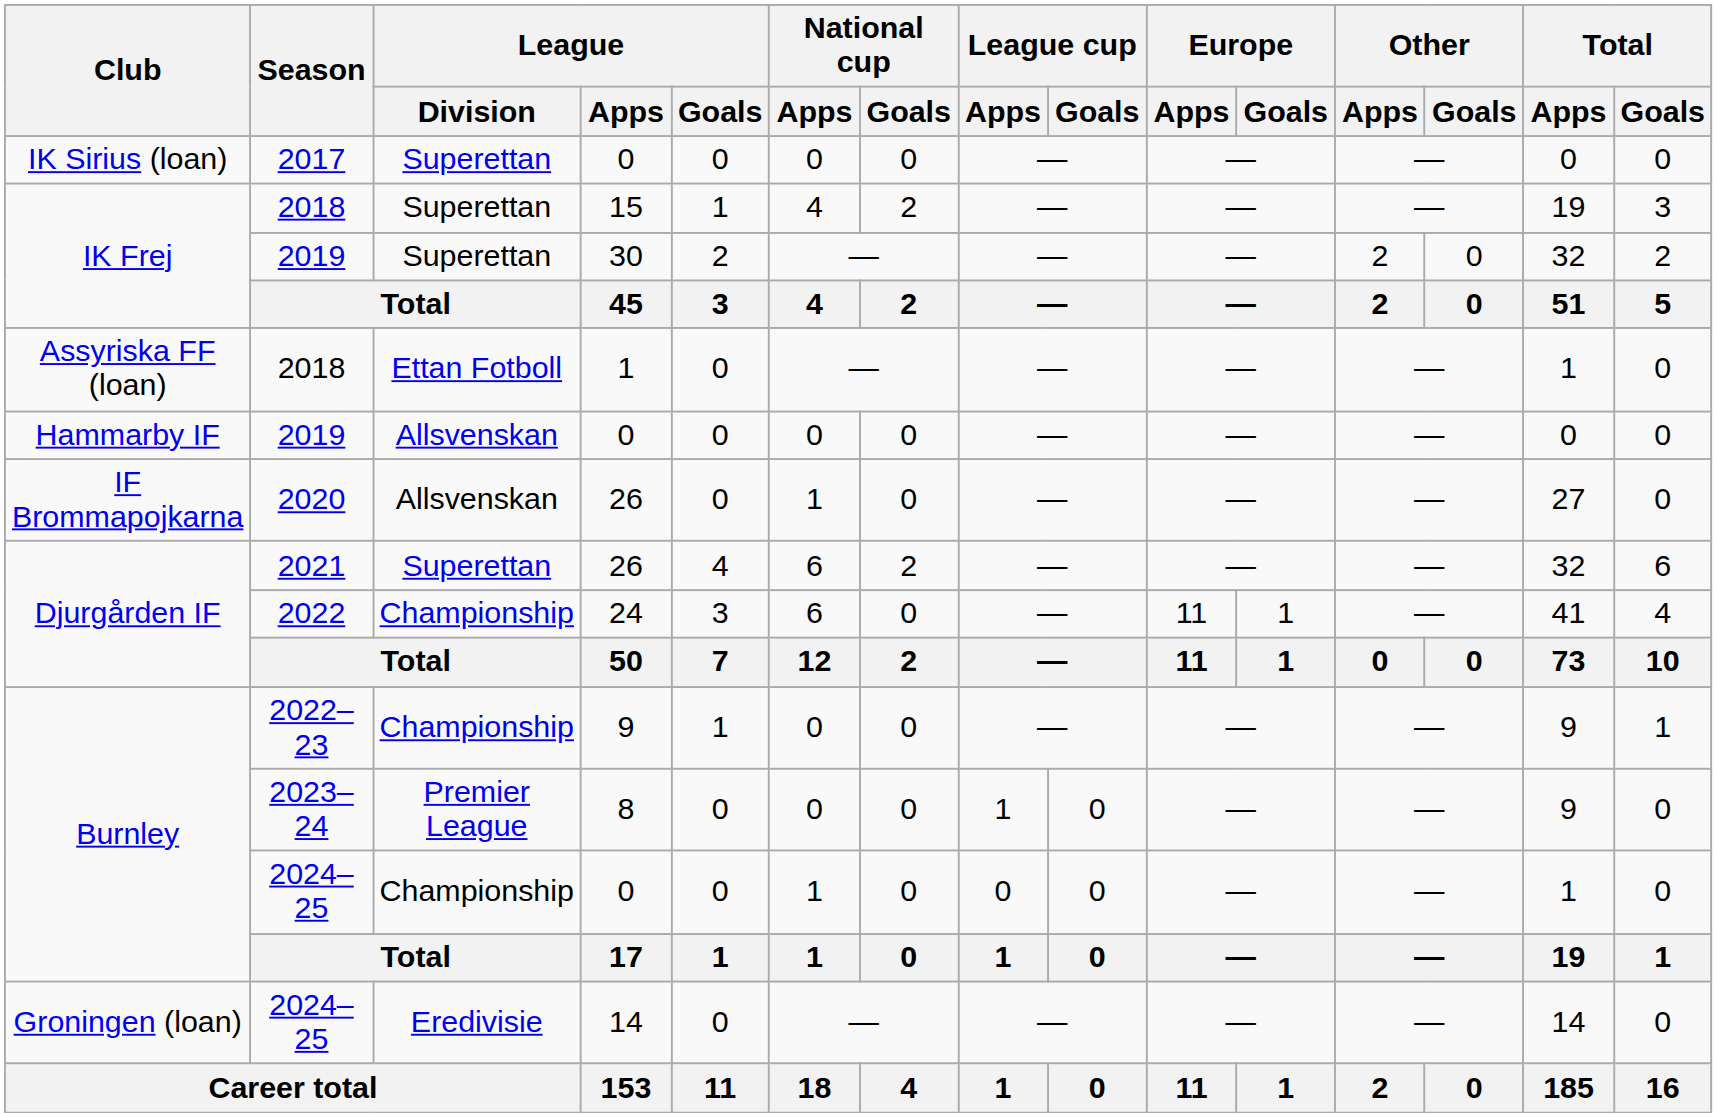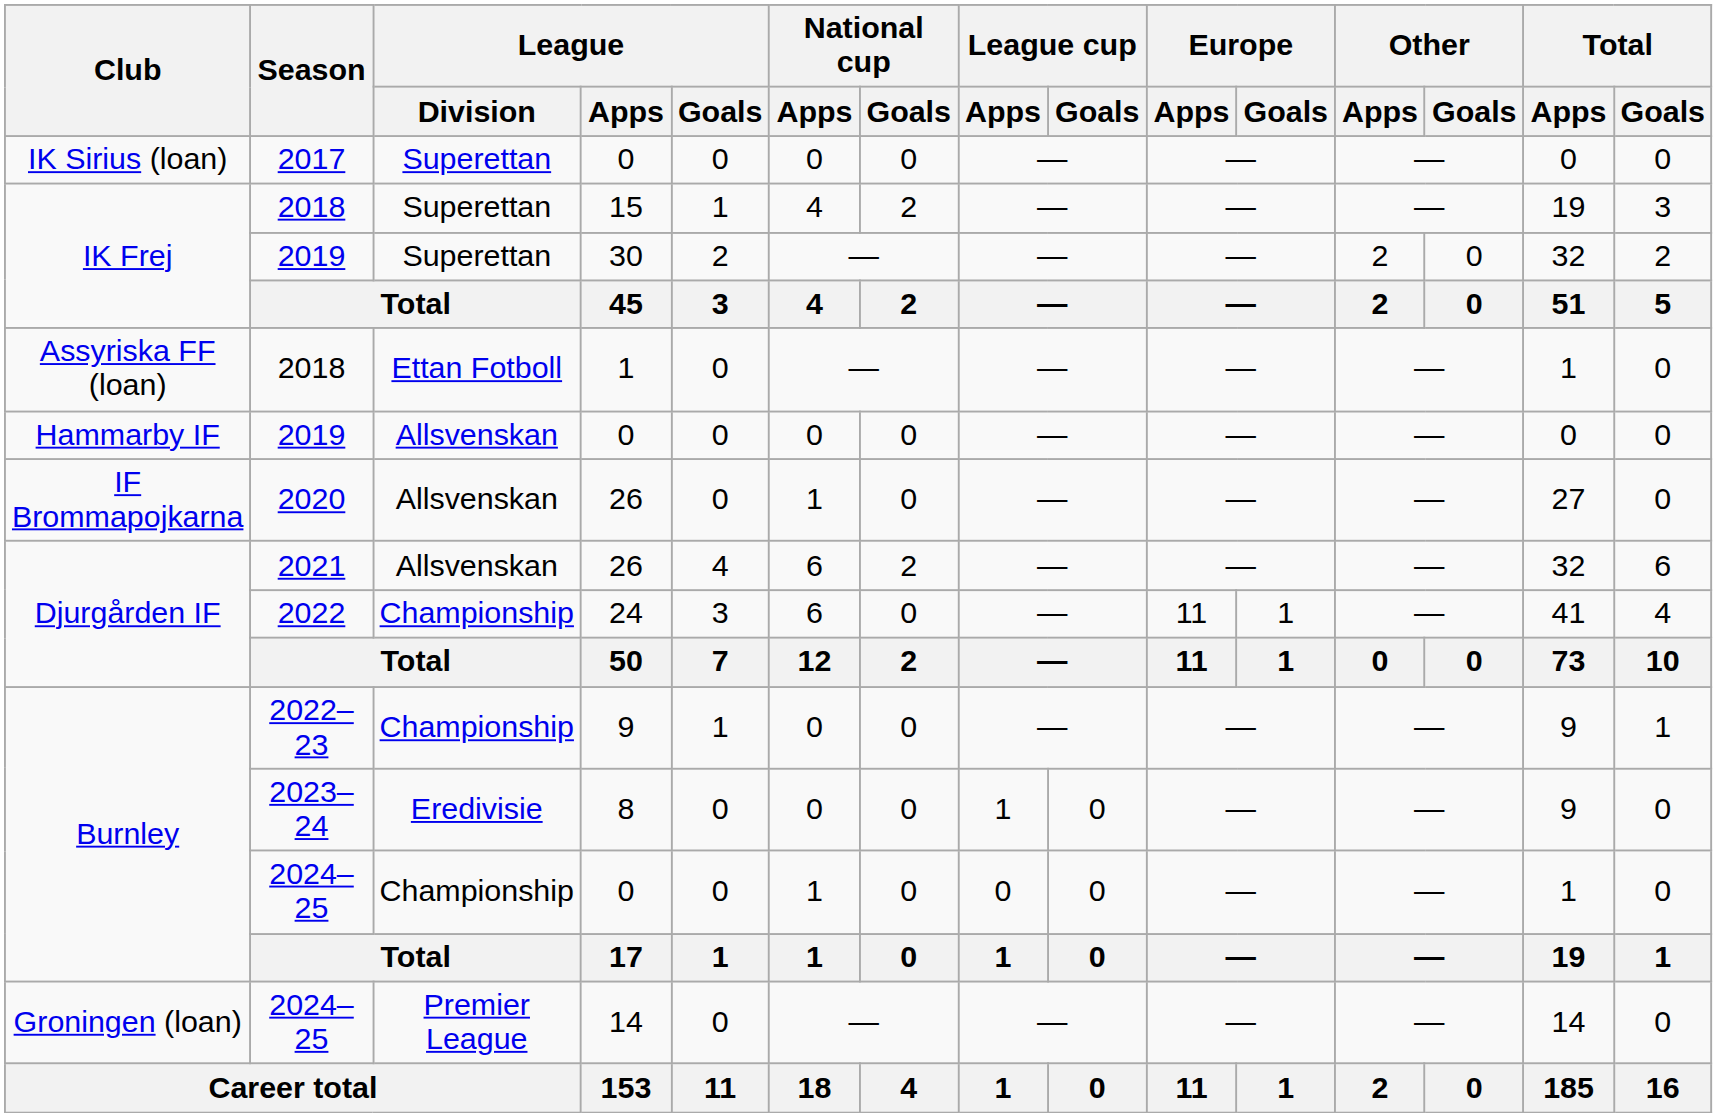(477, 565) Superettan -> (477, 565) Allsvenskan
(477, 809) Premier League -> (477, 809) Eredivisie
(477, 1022) Eredivisie -> (477, 1022) Premier League
